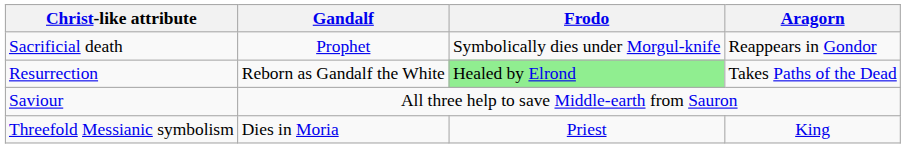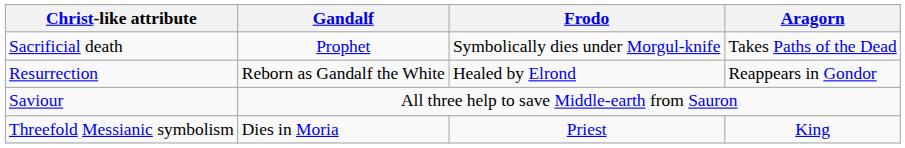(803, 45) Reappears in Gondor -> (813, 45) Takes Paths of the Dead
(514, 73) lightgreen background -> (514, 73) no background
(813, 73) Takes Paths of the Dead -> (803, 73) Reappears in Gondor
